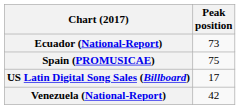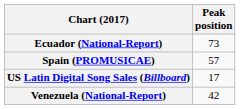(214, 60) 75 -> (214, 60) 57
